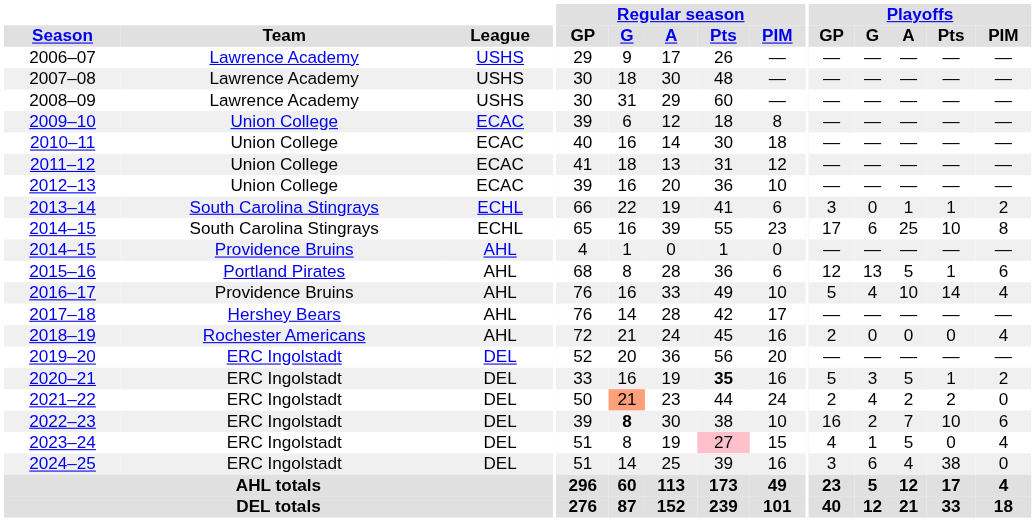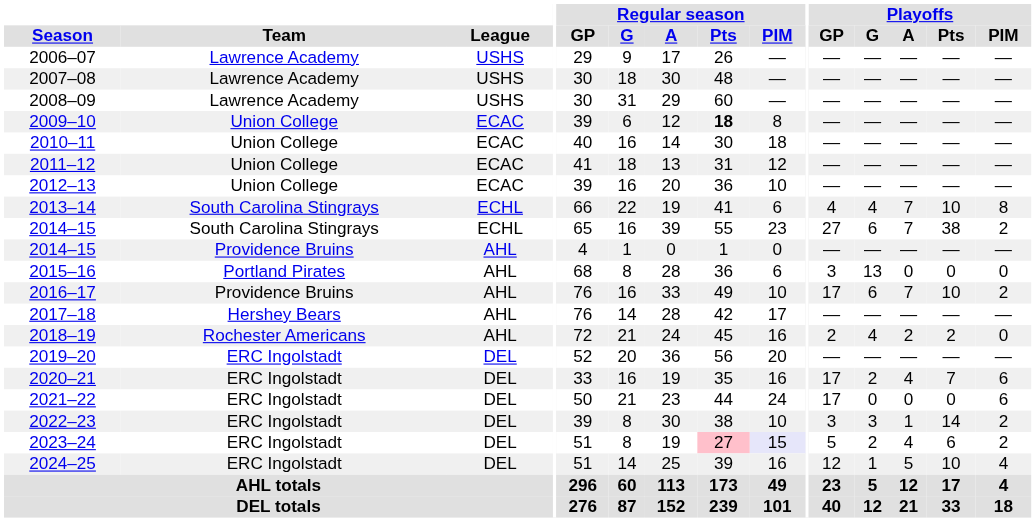(723, 121) normal -> (723, 121) bold
(832, 207) 3 -> (832, 207) 4
(872, 207) 0 -> (872, 207) 4
(909, 207) 1 -> (909, 207) 7
(951, 207) 1 -> (951, 207) 10
(1003, 207) 2 -> (1003, 207) 8
(832, 228) 17 -> (832, 228) 27
(909, 228) 25 -> (909, 228) 7
(951, 228) 10 -> (951, 228) 38
(1003, 228) 8 -> (1003, 228) 2
(832, 271) 12 -> (832, 271) 3
(909, 271) 5 -> (909, 271) 0
(951, 271) 1 -> (951, 271) 0
(1003, 271) 6 -> (1003, 271) 0
(832, 292) 5 -> (832, 292) 17
(872, 292) 4 -> (872, 292) 6
(909, 292) 10 -> (909, 292) 7
(951, 292) 14 -> (951, 292) 10
(1003, 292) 4 -> (1003, 292) 2
(872, 335) 0 -> (872, 335) 4
(909, 335) 0 -> (909, 335) 2
(951, 335) 0 -> (951, 335) 2
(1003, 335) 4 -> (1003, 335) 0
(723, 378) bold -> (723, 378) normal
(832, 378) 5 -> (832, 378) 17
(872, 378) 3 -> (872, 378) 2
(909, 378) 5 -> (909, 378) 4
(951, 378) 1 -> (951, 378) 7
(1003, 378) 2 -> (1003, 378) 6
(627, 399) lightsalmon background -> (627, 399) no background
(832, 399) 2 -> (832, 399) 17
(872, 399) 4 -> (872, 399) 0
(909, 399) 2 -> (909, 399) 0
(951, 399) 2 -> (951, 399) 0
(1003, 399) 0 -> (1003, 399) 6
(627, 421) bold -> (627, 421) normal
(832, 421) 16 -> (832, 421) 3
(872, 421) 2 -> (872, 421) 3
(909, 421) 7 -> (909, 421) 1
(951, 421) 10 -> (951, 421) 14
(1003, 421) 6 -> (1003, 421) 2
(777, 442) no background -> (777, 442) lavender background
(832, 442) 4 -> (832, 442) 5
(872, 442) 1 -> (872, 442) 2
(909, 442) 5 -> (909, 442) 4
(951, 442) 0 -> (951, 442) 6
(1003, 442) 4 -> (1003, 442) 2
(832, 464) 3 -> (832, 464) 12
(872, 464) 6 -> (872, 464) 1
(909, 464) 4 -> (909, 464) 5
(951, 464) 38 -> (951, 464) 10
(1003, 464) 0 -> (1003, 464) 4
